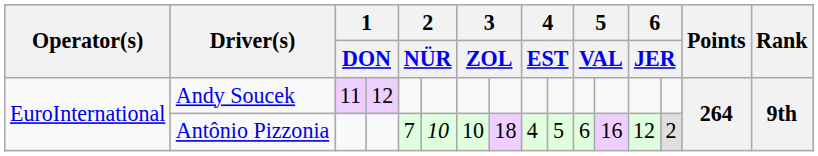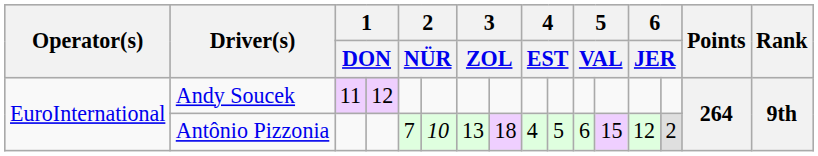(473, 131) 10 -> (473, 131) 13
(611, 131) 16 -> (611, 131) 15
